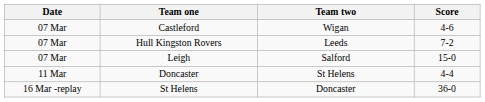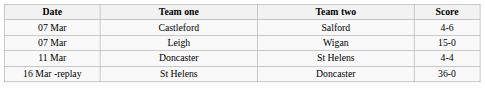(336, 27) Wigan -> (336, 27) Salford
- row: (179, 43)
(336, 58) Salford -> (336, 43) Wigan
